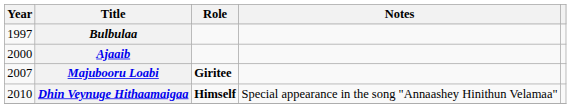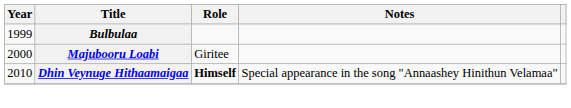(20, 34) 1997 -> (20, 34) 1999
- row: (113, 53)
(20, 73) 2007 -> (20, 53) 2000
(213, 73) bold -> (212, 53) normal
